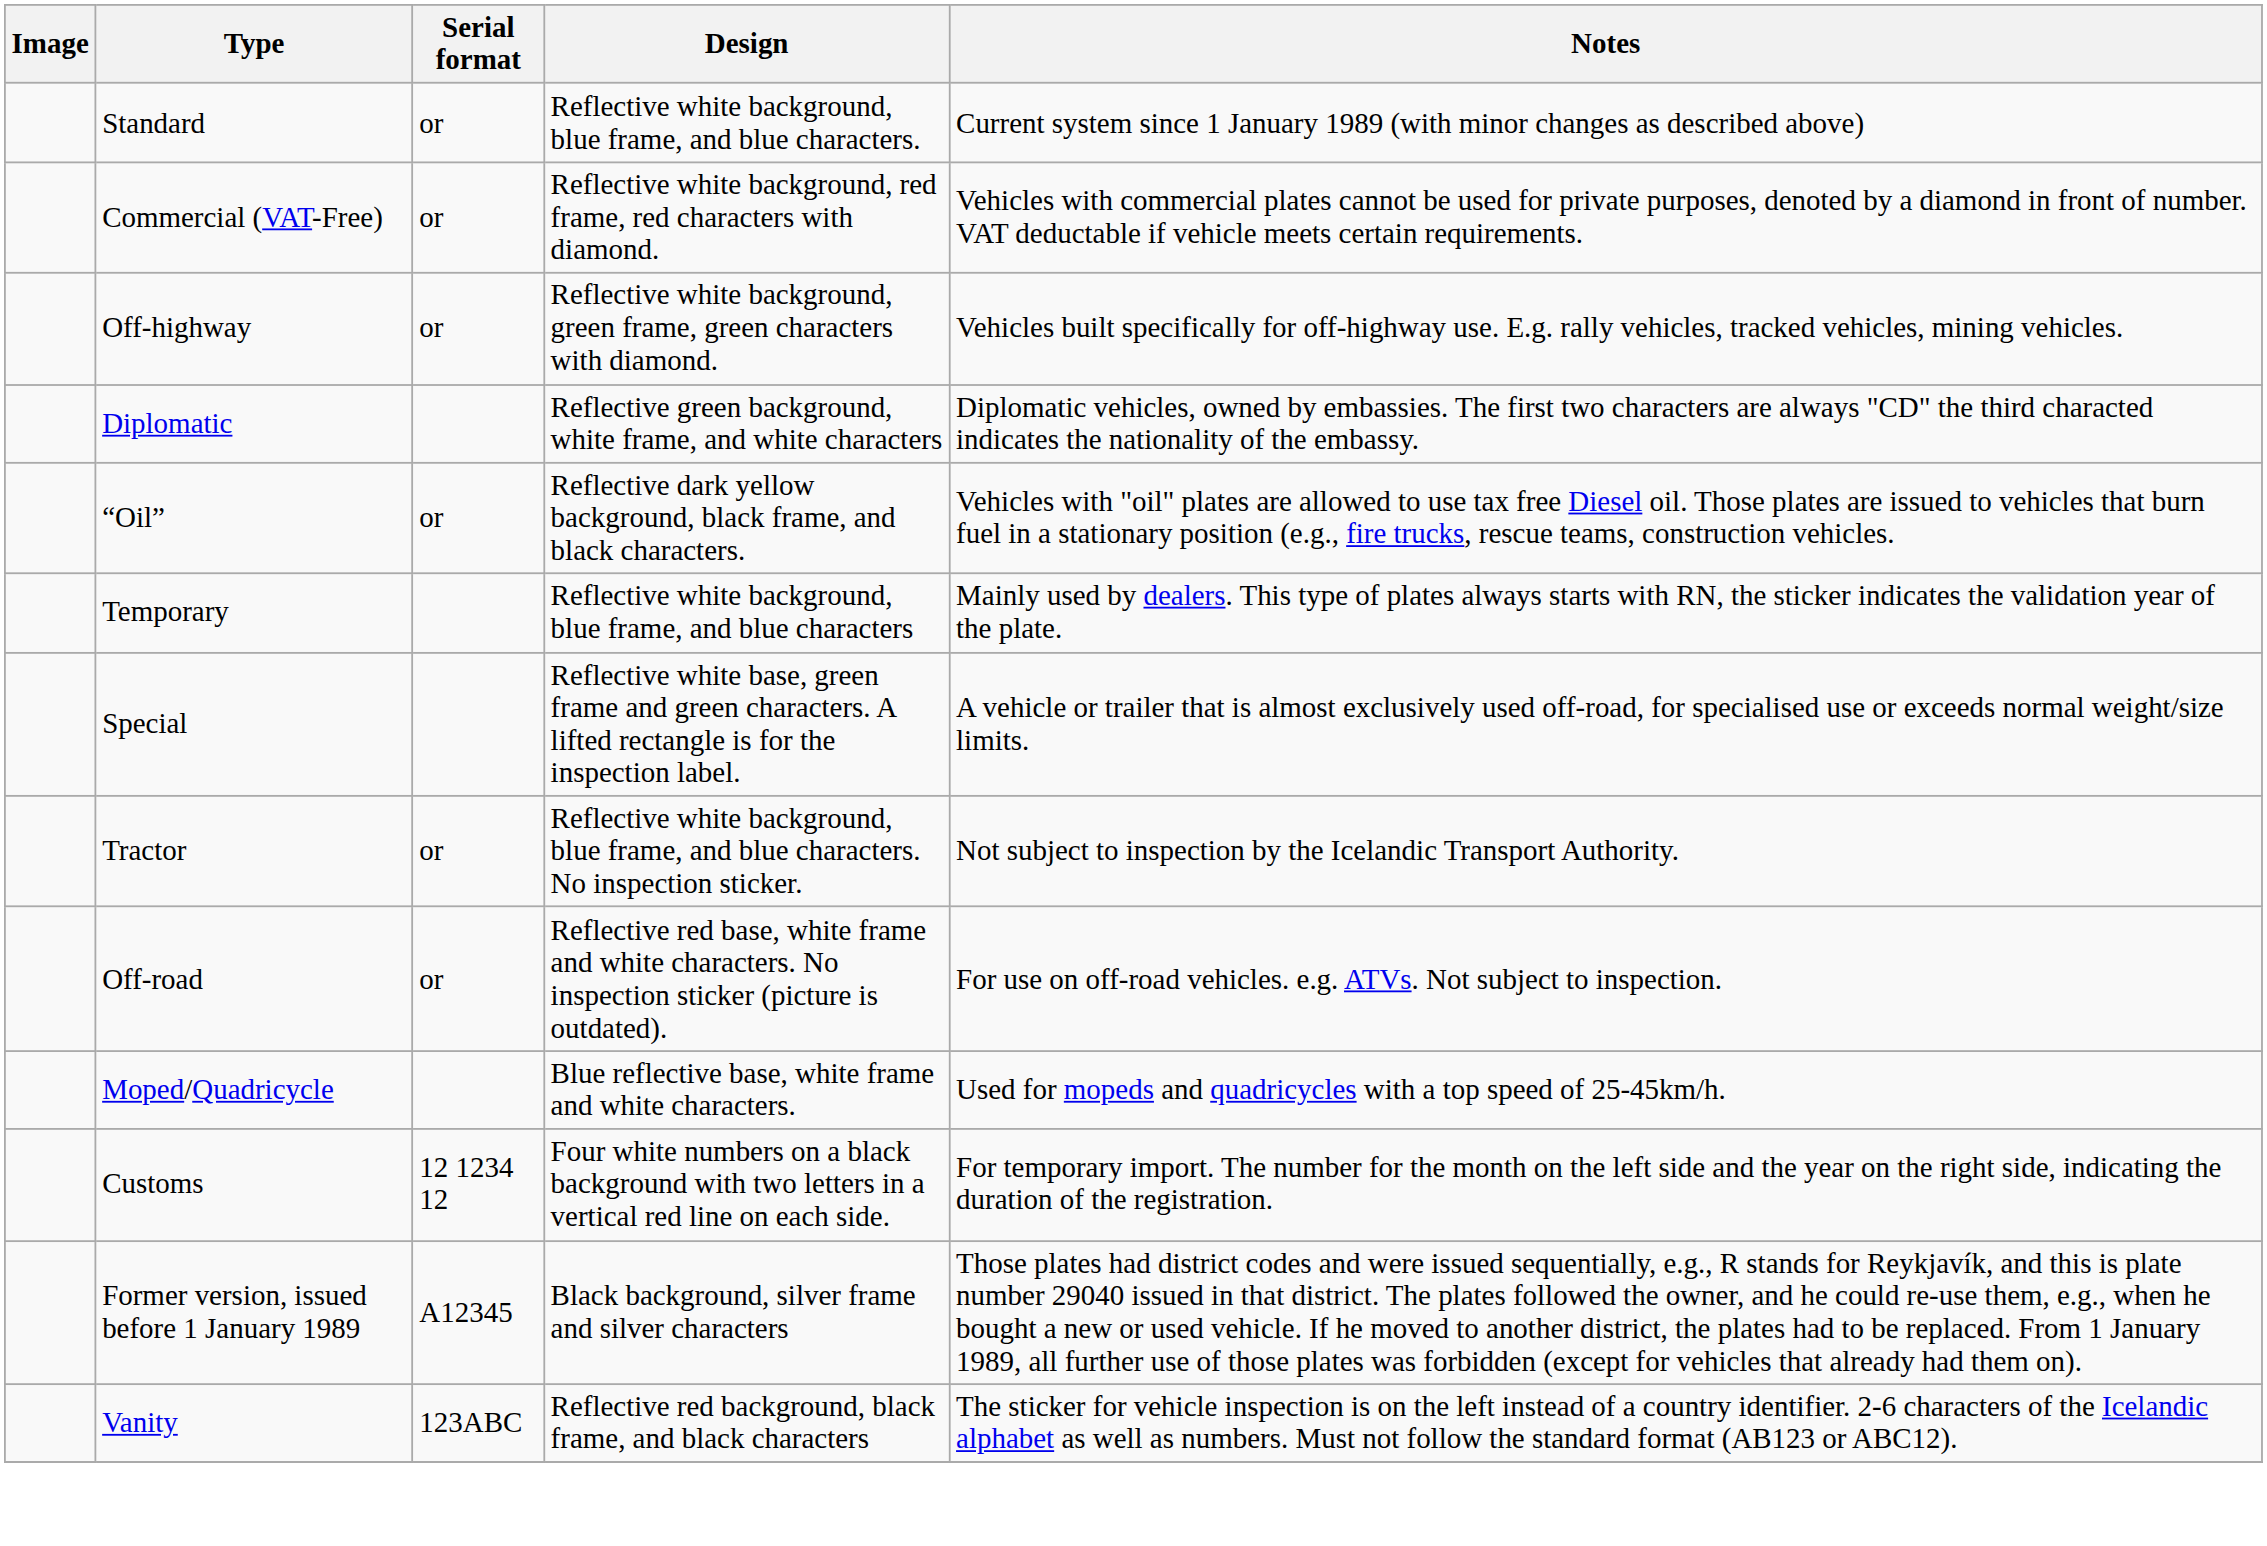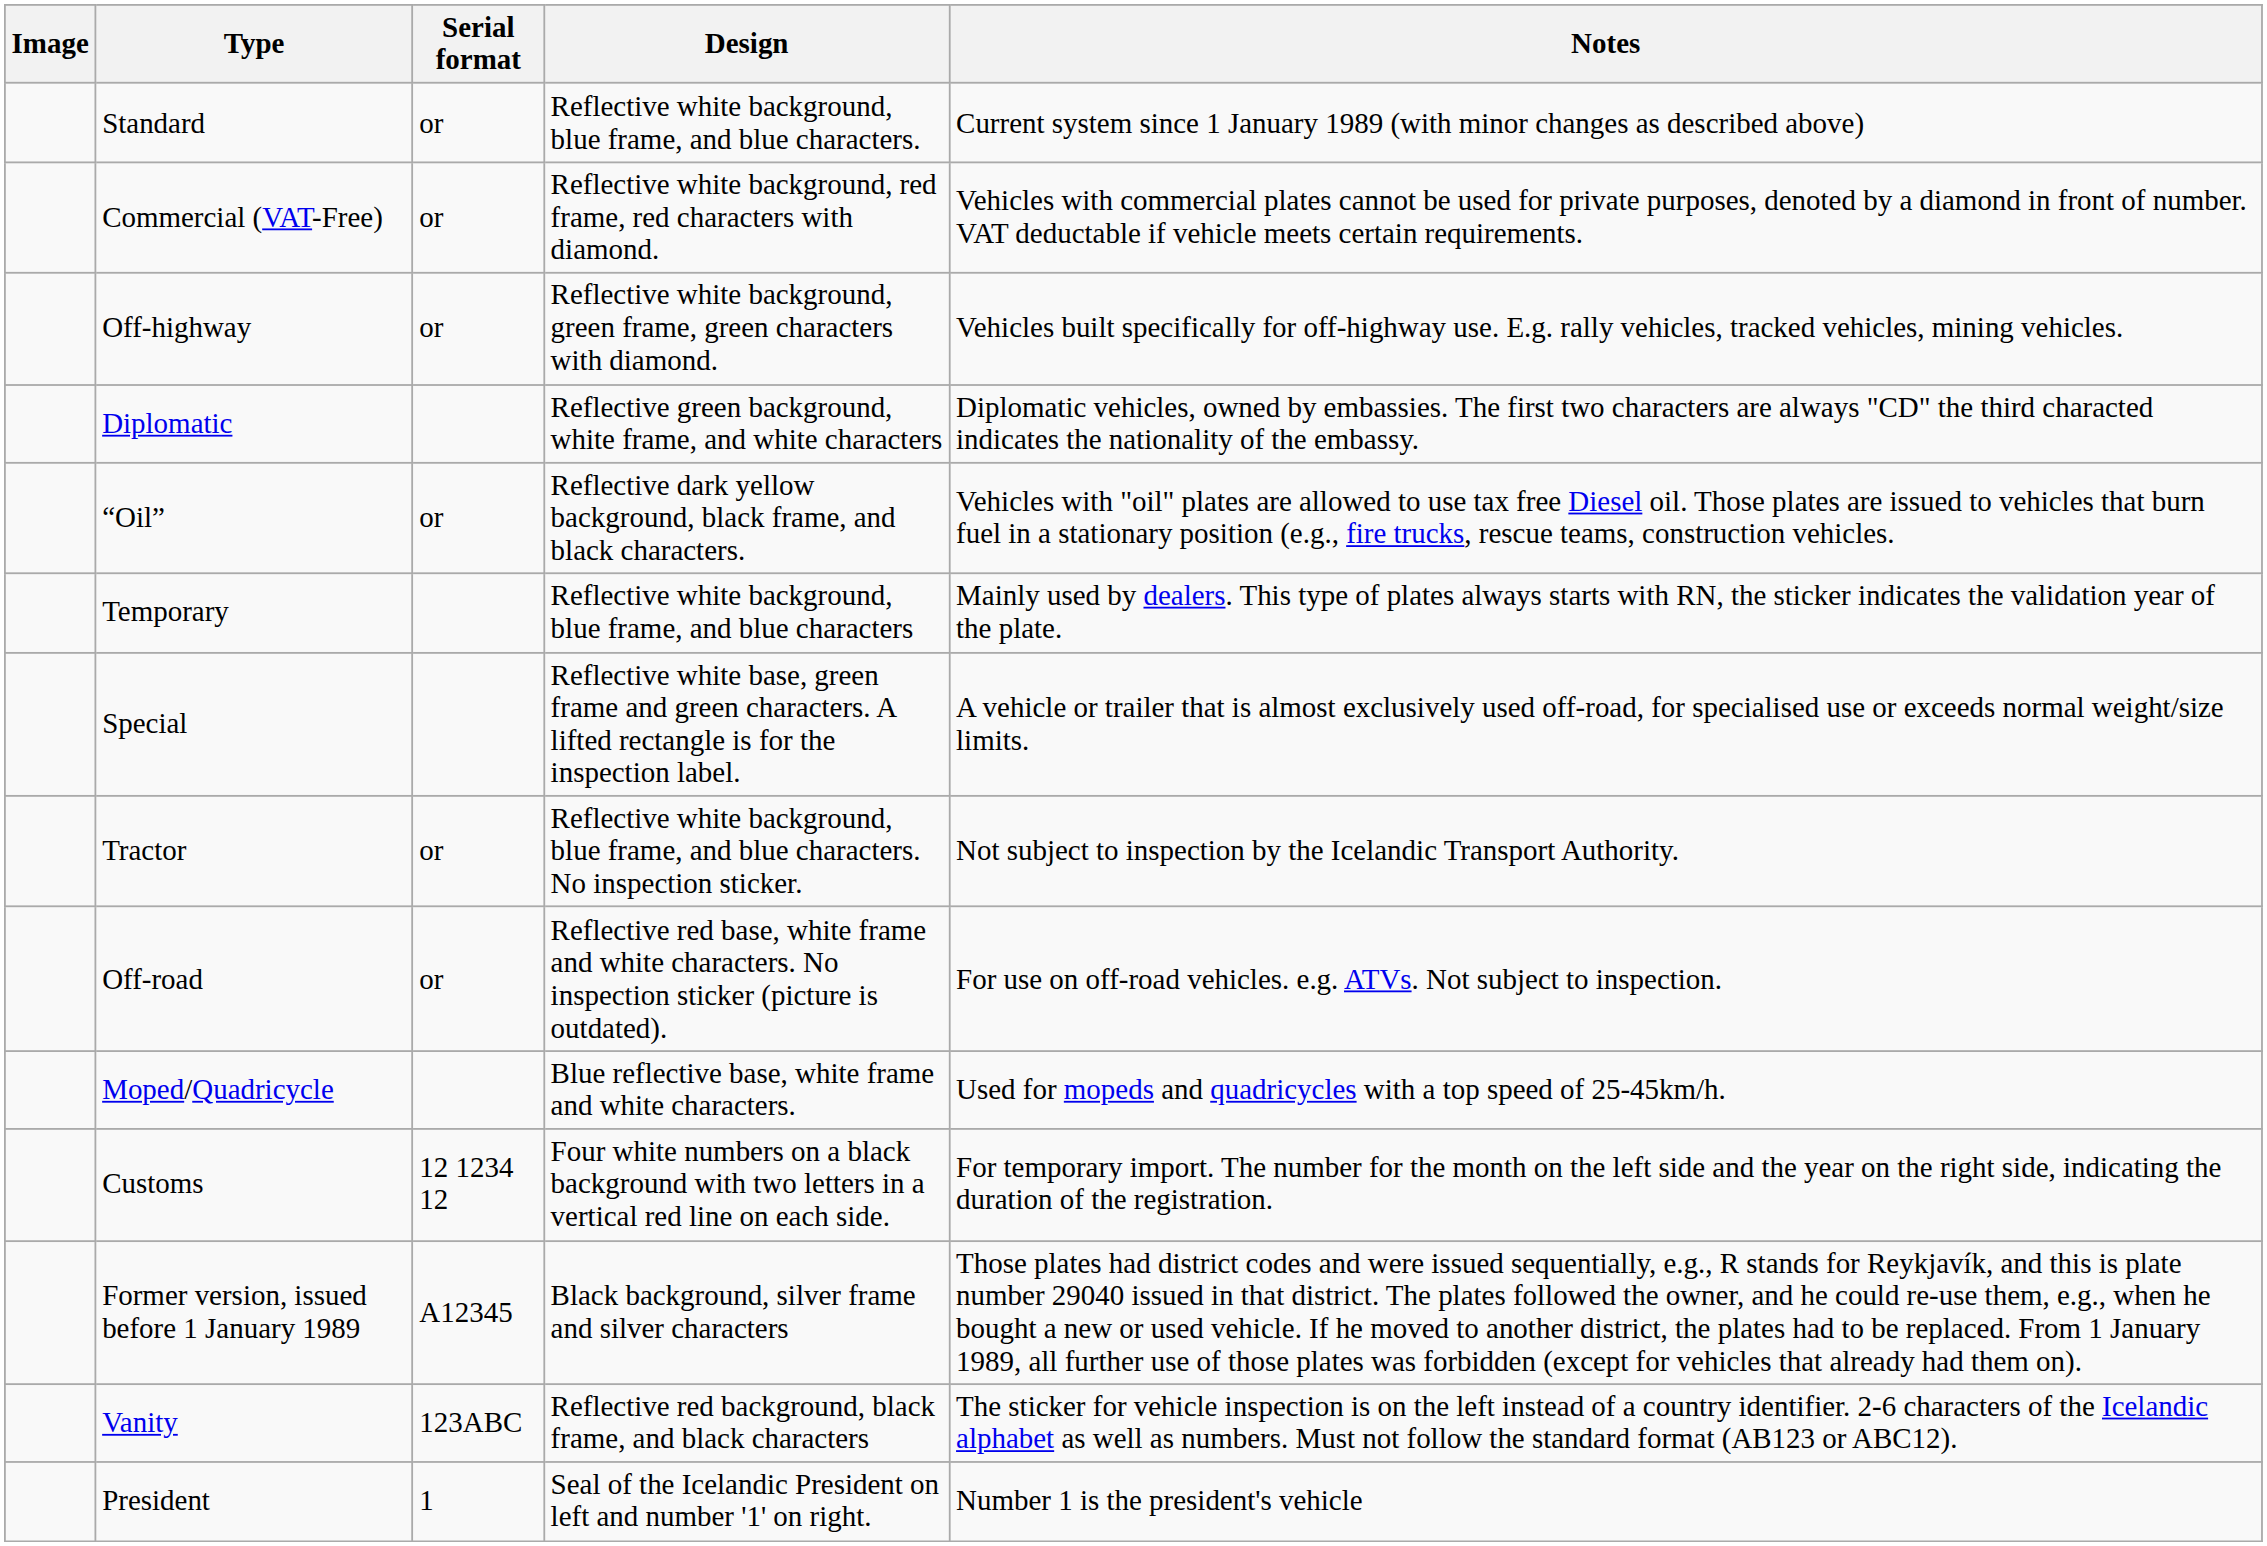+ row: (156, 1501)
